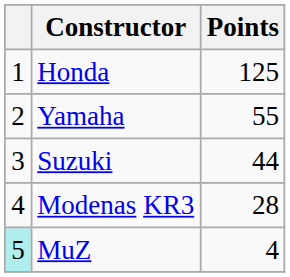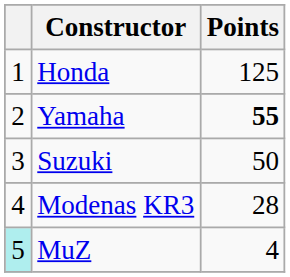(265, 116) normal -> (265, 116) bold
(265, 160) 44 -> (265, 160) 50
